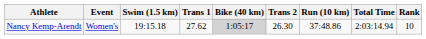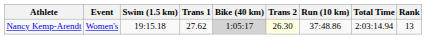(283, 26) no background -> (283, 26) lightyellow background
(409, 26) 10 -> (409, 26) 13
